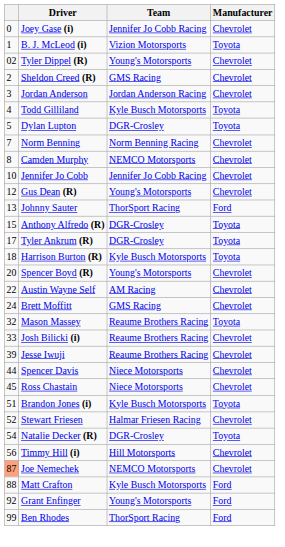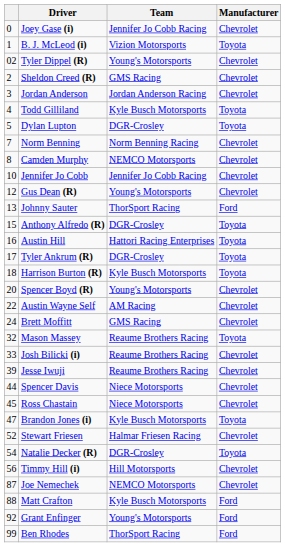+ row: (43, 240)
(12, 403) 51 -> (12, 420) 47
(12, 468) lightsalmon background -> (12, 485) no background
